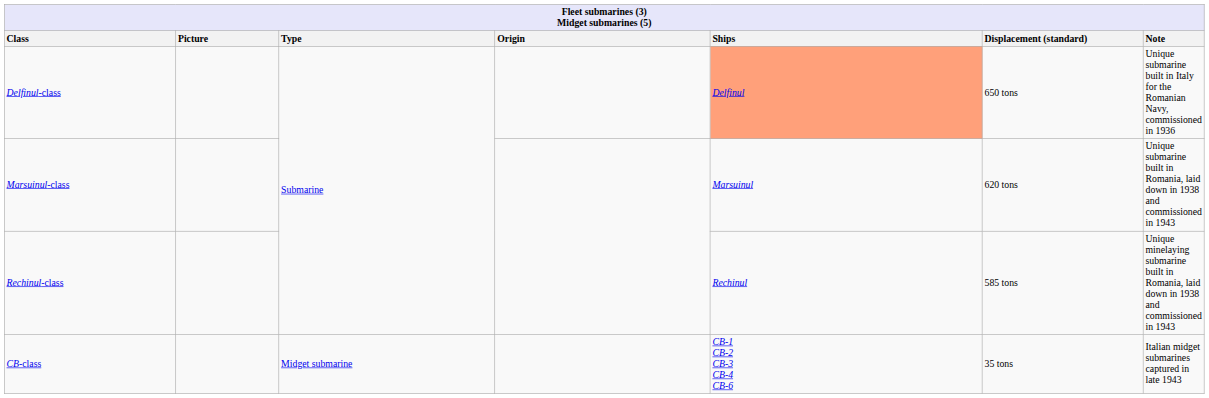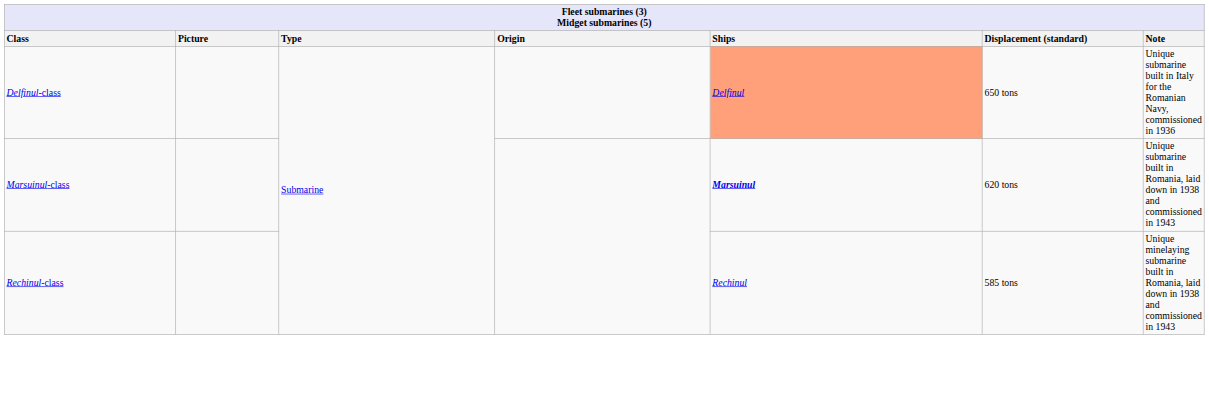(733, 184) normal -> (734, 184) bold
- row: (24, 364)
